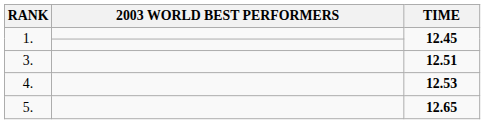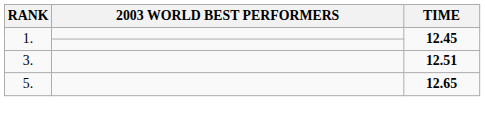- row: (28, 84)
